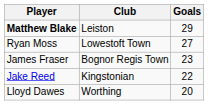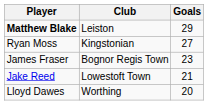(116, 44) Lowestoft Town -> (108, 44) Kingstonian
(108, 76) Kingstonian -> (116, 76) Lowestoft Town
(187, 76) 22 -> (187, 76) 21
